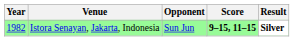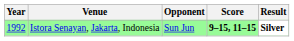(16, 28) 1982 -> (16, 28) 1992
